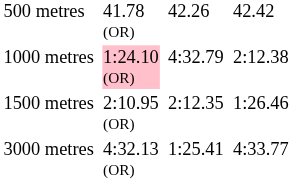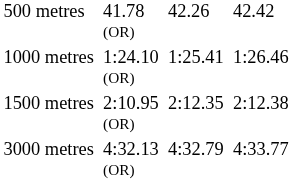(131, 67) pink background -> (131, 67) no background
(196, 56) 4:32.79 -> (196, 56) 1:25.41
(261, 56) 2:12.38 -> (261, 56) 1:26.46
(261, 102) 1:26.46 -> (261, 102) 2:12.38
(196, 148) 1:25.41 -> (196, 148) 4:32.79
